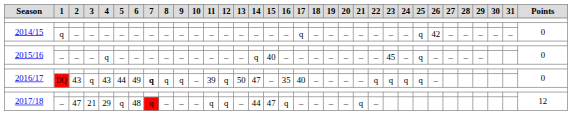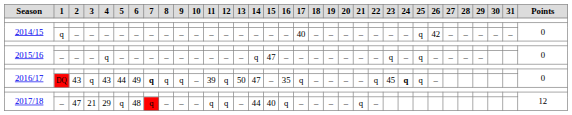(301, 34) q -> (301, 34) 40
(271, 57) 40 -> (271, 57) 47
(391, 57) 45 -> (391, 57) q
(301, 80) 40 -> (301, 80) q
(391, 80) q -> (391, 80) 45
(406, 80) normal -> (406, 80) bold
(271, 103) 47 -> (271, 103) 40
